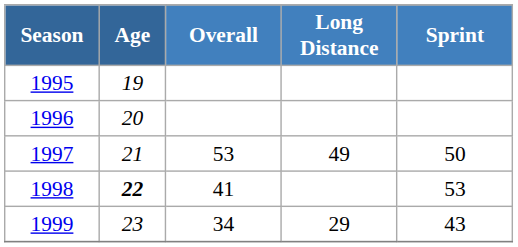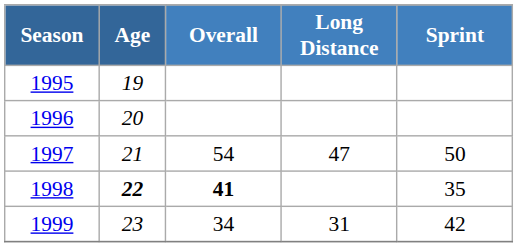(223, 153) 53 -> (223, 153) 54
(339, 153) 49 -> (339, 153) 47
(223, 189) normal -> (223, 189) bold
(455, 189) 53 -> (455, 189) 35
(339, 224) 29 -> (339, 224) 31
(455, 224) 43 -> (455, 224) 42
